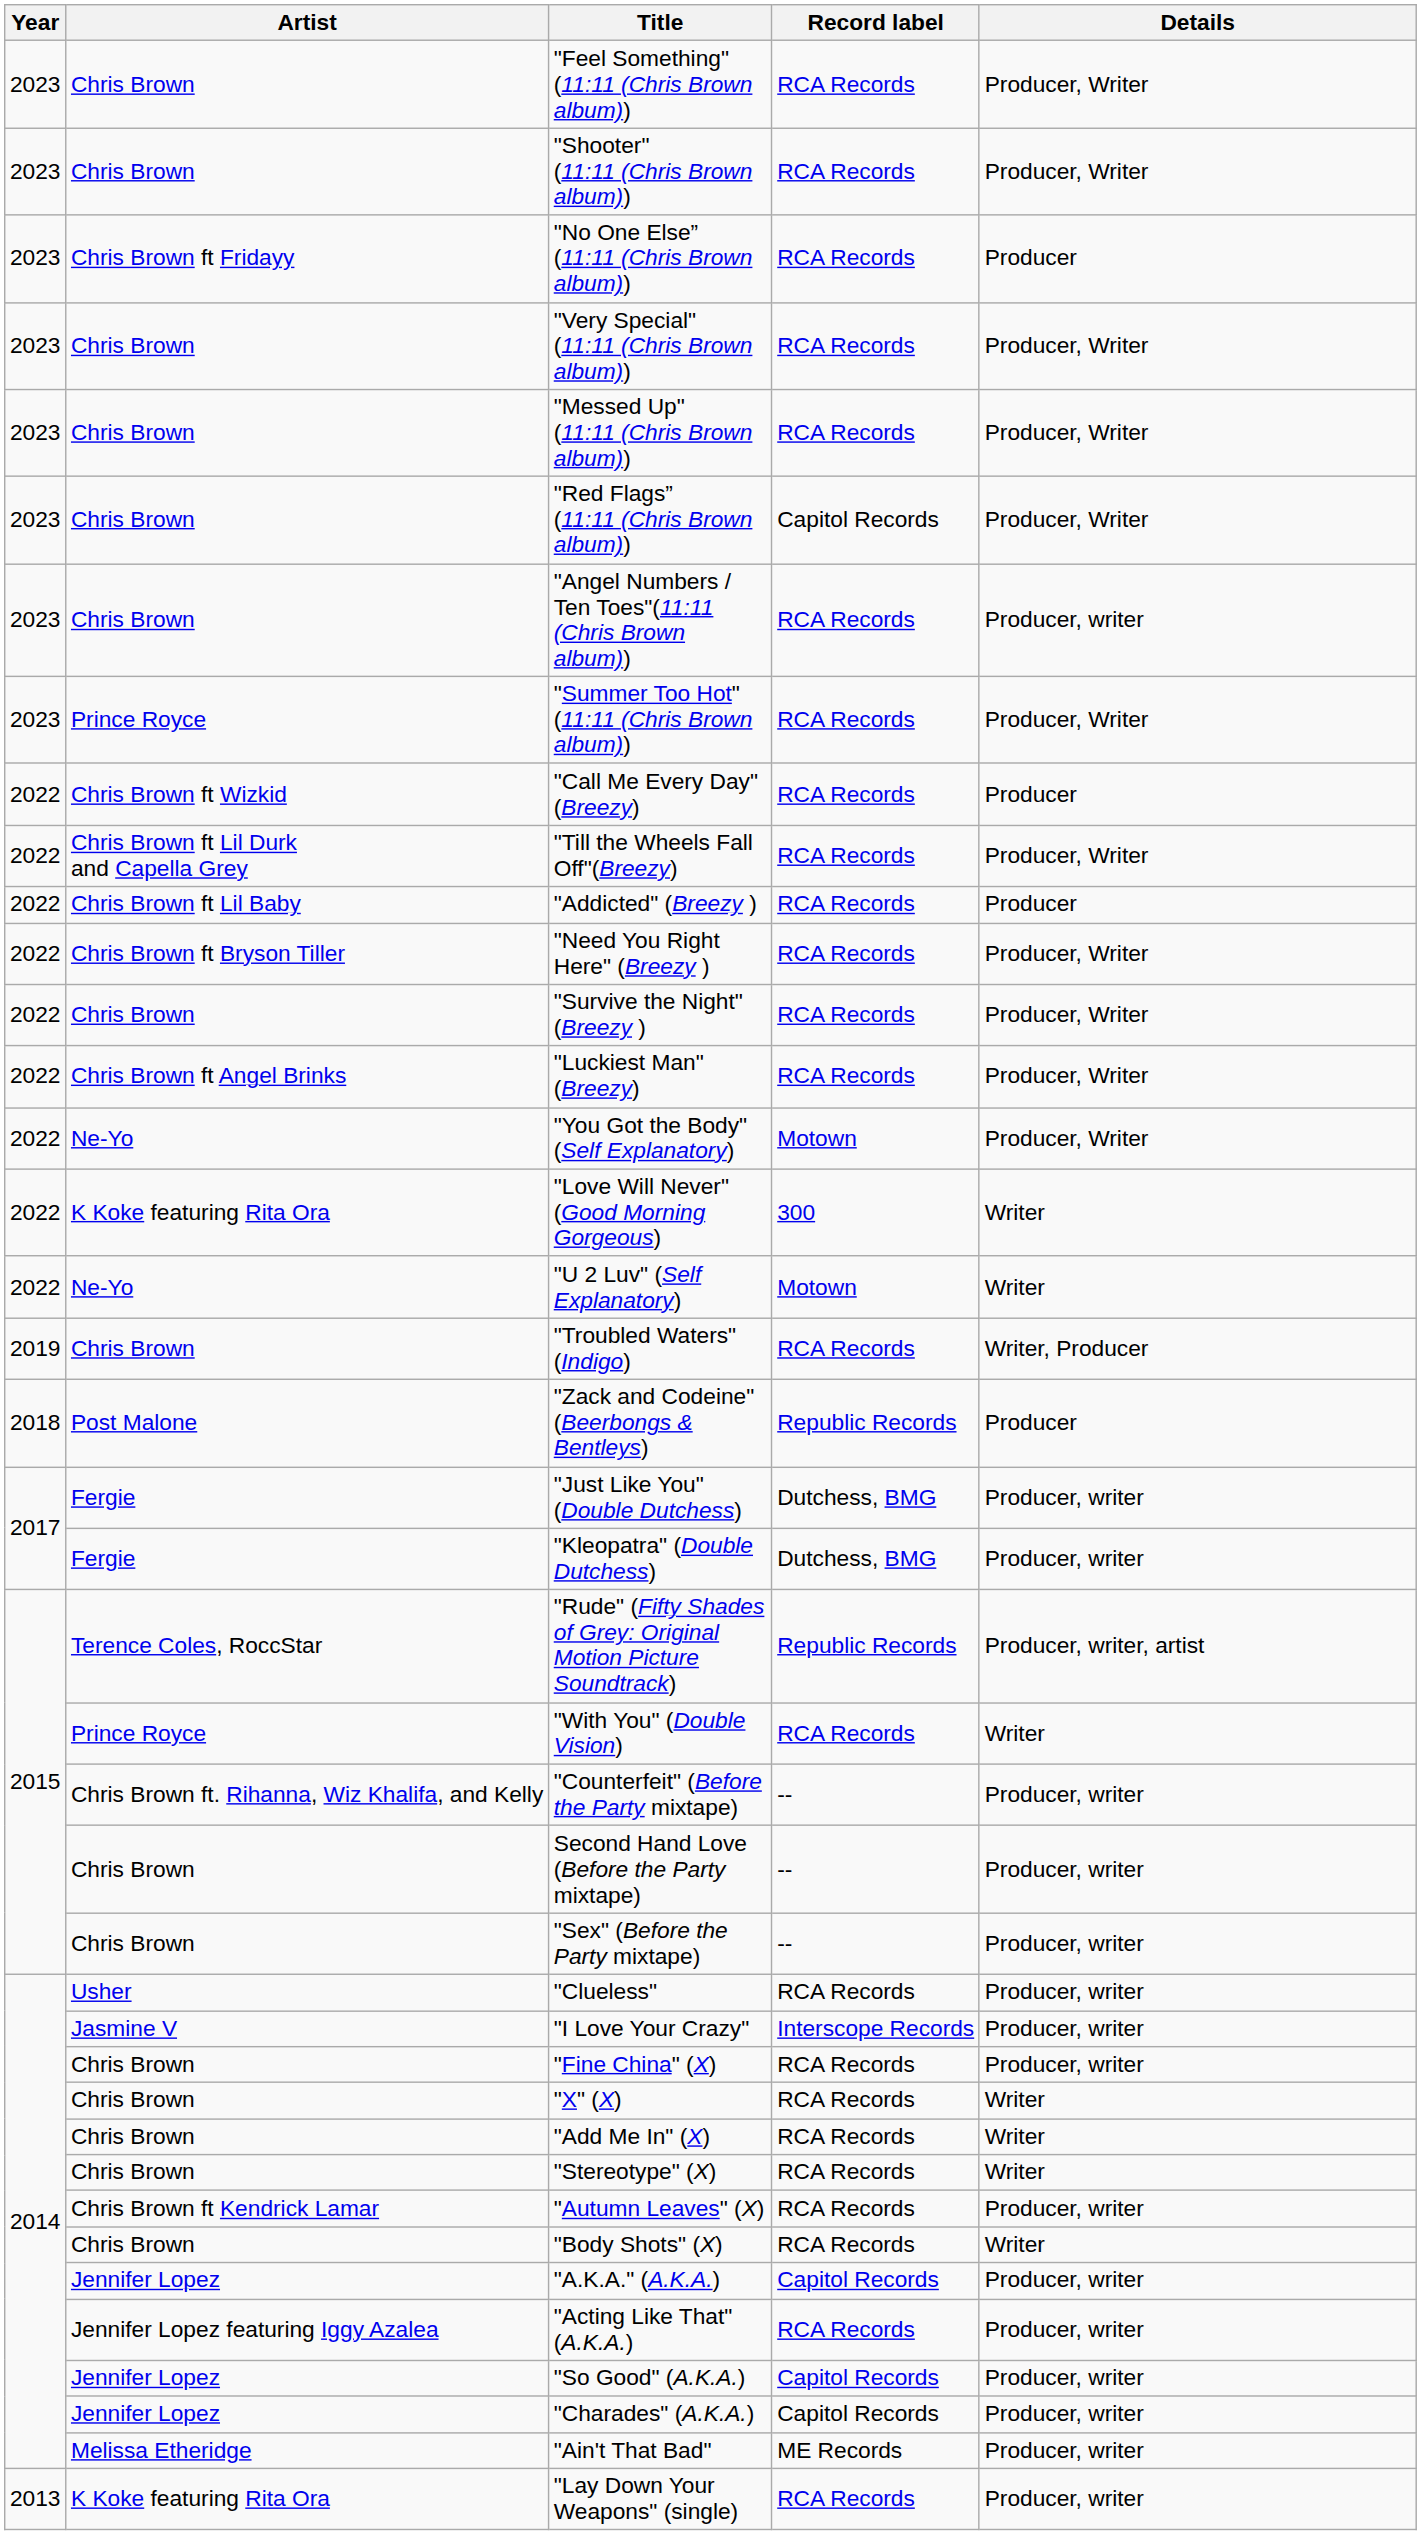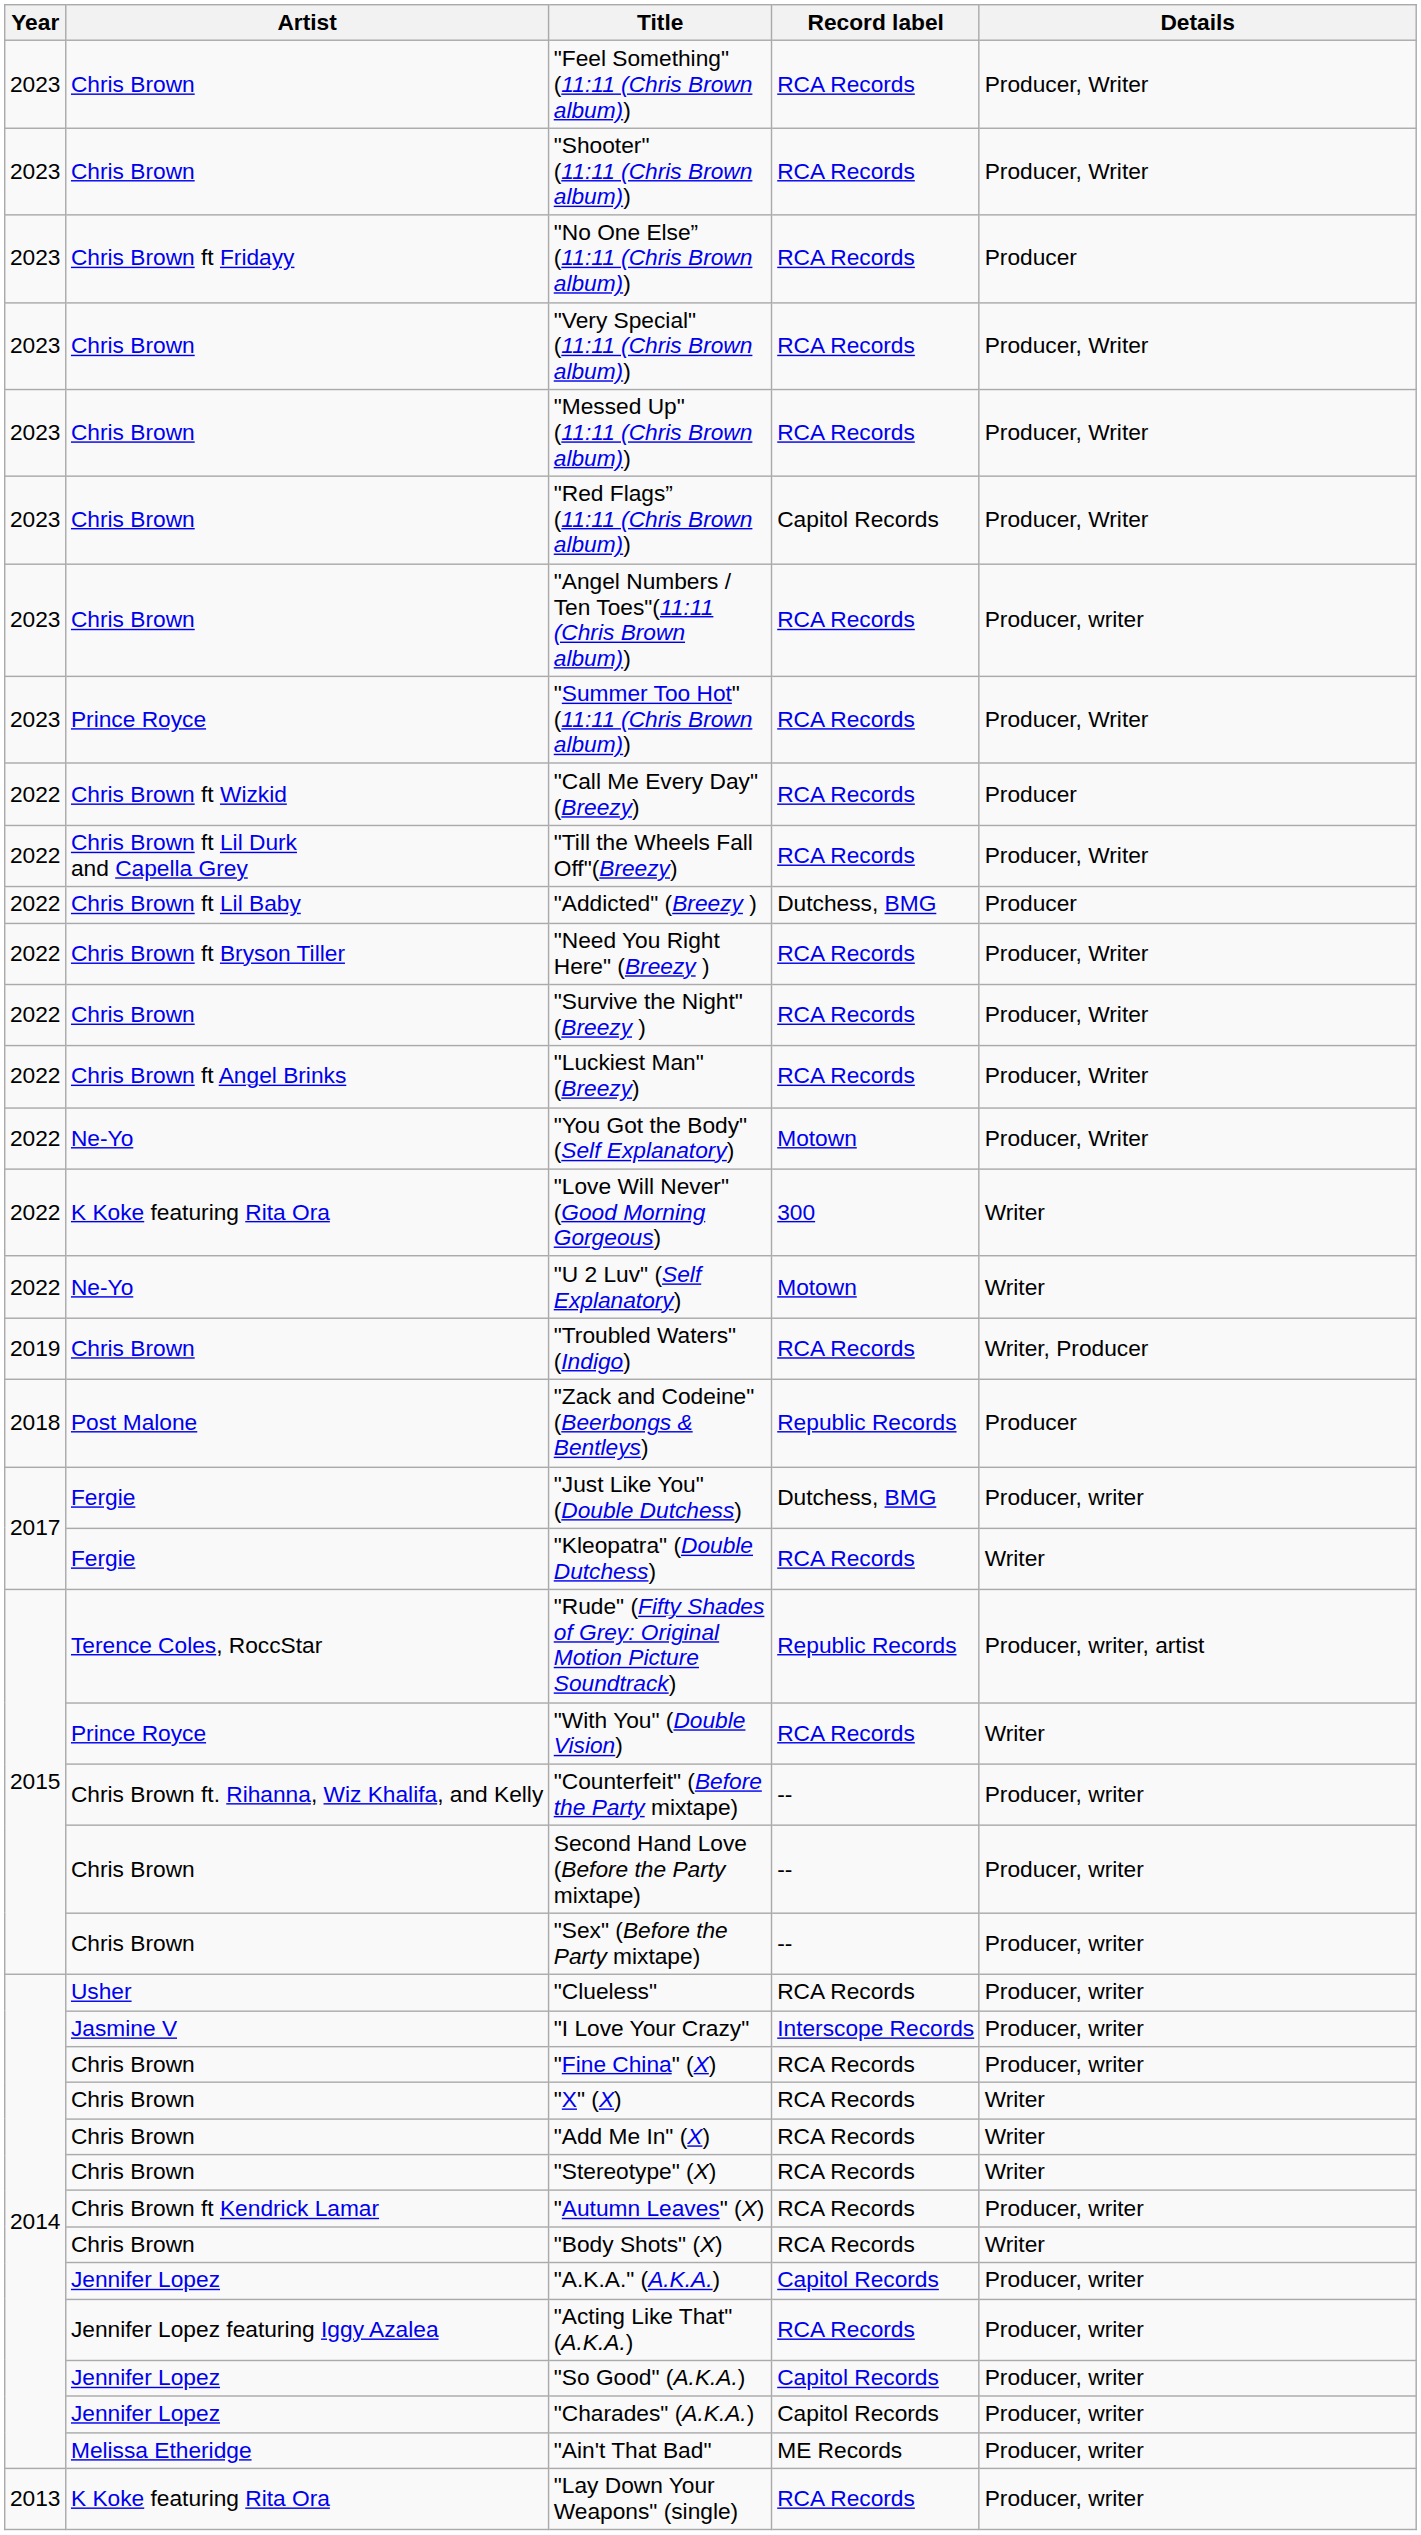(846, 904) RCA Records -> (857, 904) Dutchess, BMG
(857, 1558) Dutchess, BMG -> (846, 1558) RCA Records
(1064, 1558) Producer, writer -> (1015, 1558) Writer
